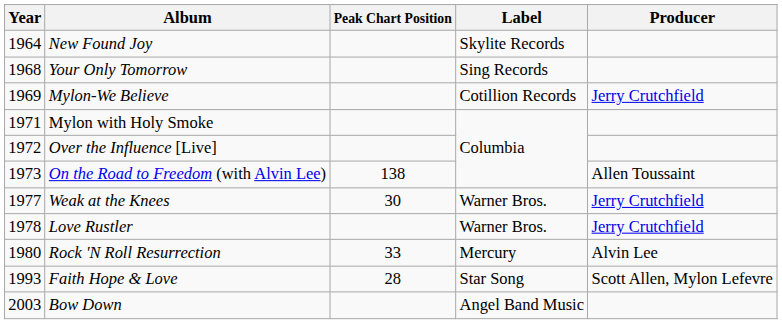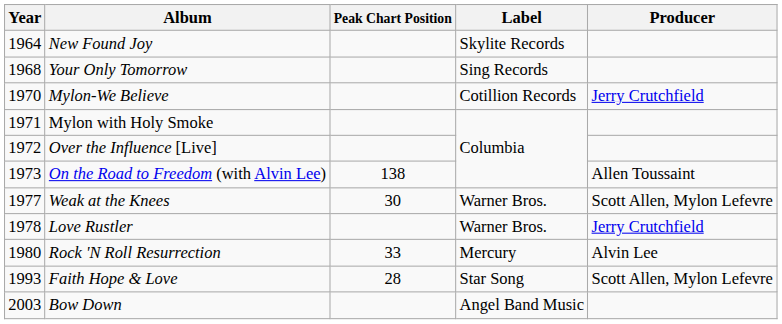(25, 95) 1969 -> (25, 95) 1970
(648, 200) Jerry Crutchfield -> (682, 200) Scott Allen, Mylon Lefevre
